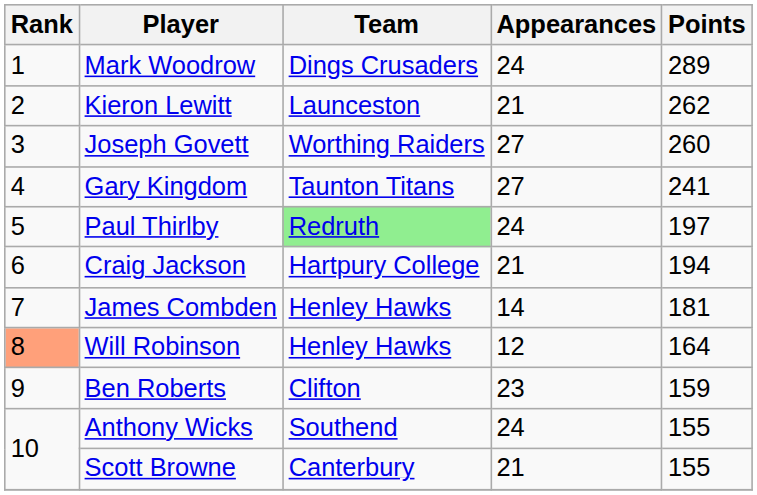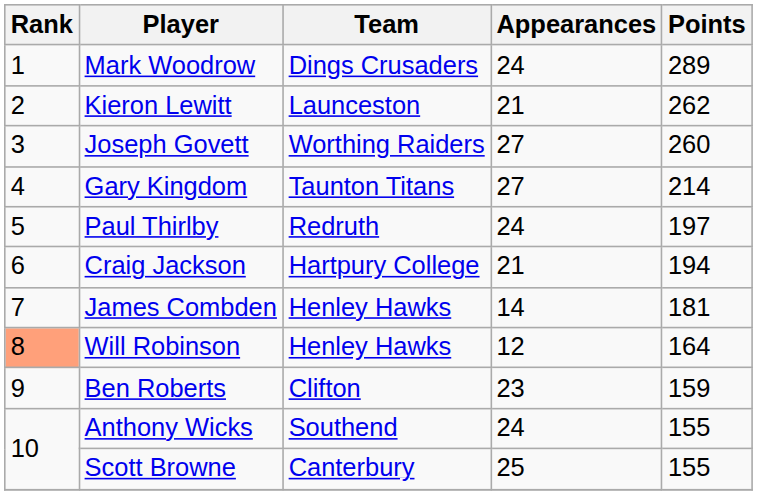(689, 186) 241 -> (689, 186) 214
(334, 226) lightgreen background -> (334, 226) no background
(511, 468) 21 -> (511, 468) 25
